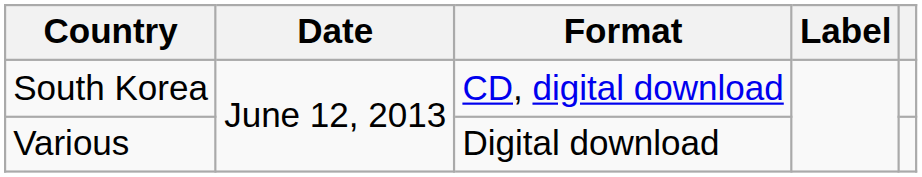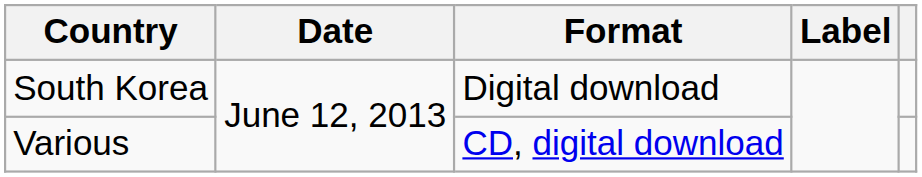(623, 87) CD, digital download -> (591, 87) Digital download
(591, 143) Digital download -> (623, 143) CD, digital download
